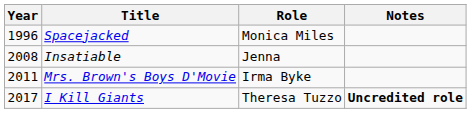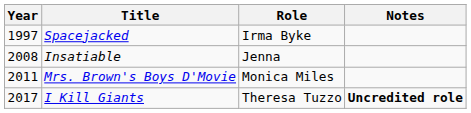(23, 36) 1996 -> (23, 36) 1997
(288, 36) Monica Miles -> (277, 36) Irma Byke
(277, 77) Irma Byke -> (288, 77) Monica Miles
